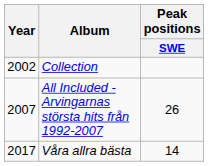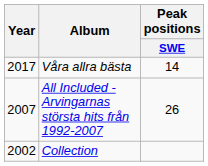rows swapped: (70, 67) <-> (87, 151)
